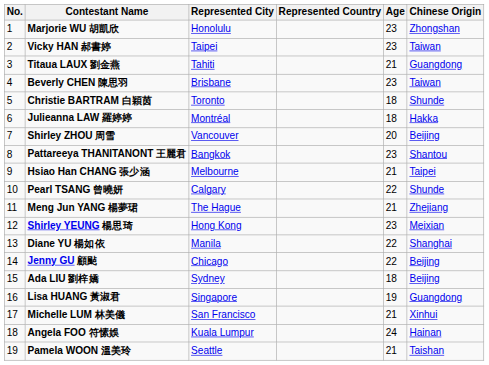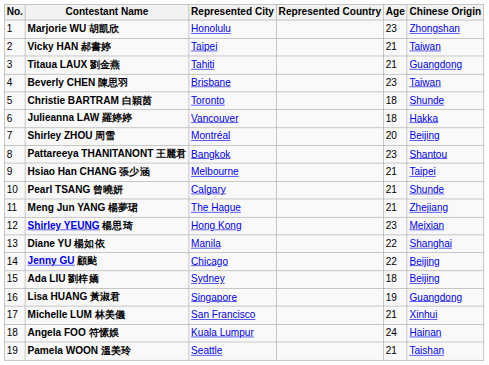(391, 47) 23 -> (391, 47) 21
(211, 118) Montréal -> (215, 118) Vancouver
(215, 136) Vancouver -> (211, 136) Montréal
(391, 190) 22 -> (391, 190) 21
